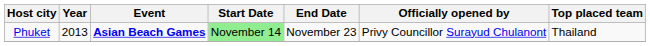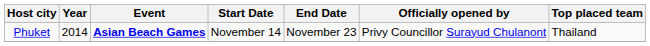(75, 32) 2013 -> (75, 32) 2014
(246, 32) lightgreen background -> (246, 32) no background
